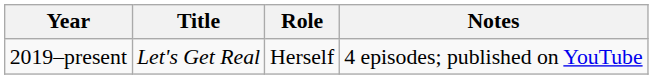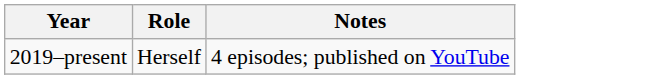- column: (199, 21)
